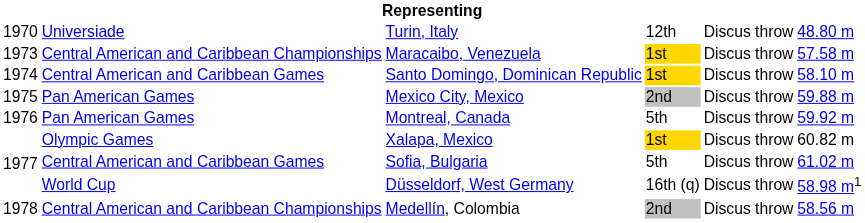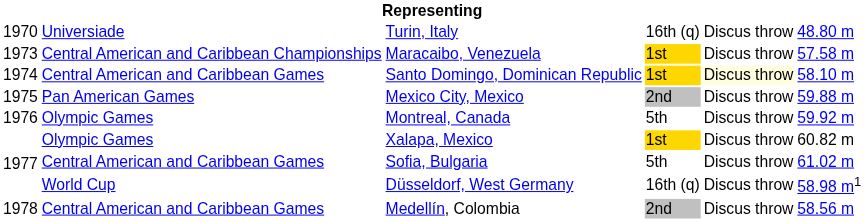(661, 32) 12th -> (673, 32) 16th (q)
(749, 75) no background -> (749, 75) lightyellow background
(118, 118) Pan American Games -> (98, 118) Olympic Games
(212, 209) Central American and Caribbean Championships -> (183, 209) Central American and Caribbean Games
